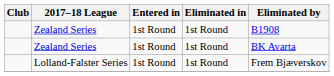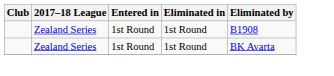- row: (18, 63)
